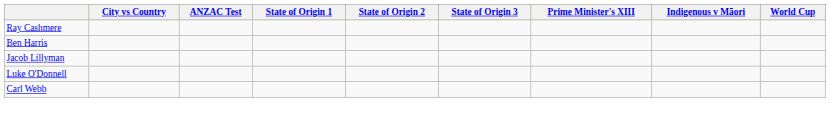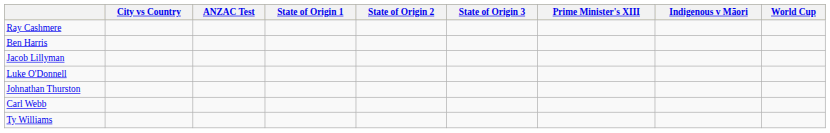+ row: (43, 89)
+ row: (29, 120)
